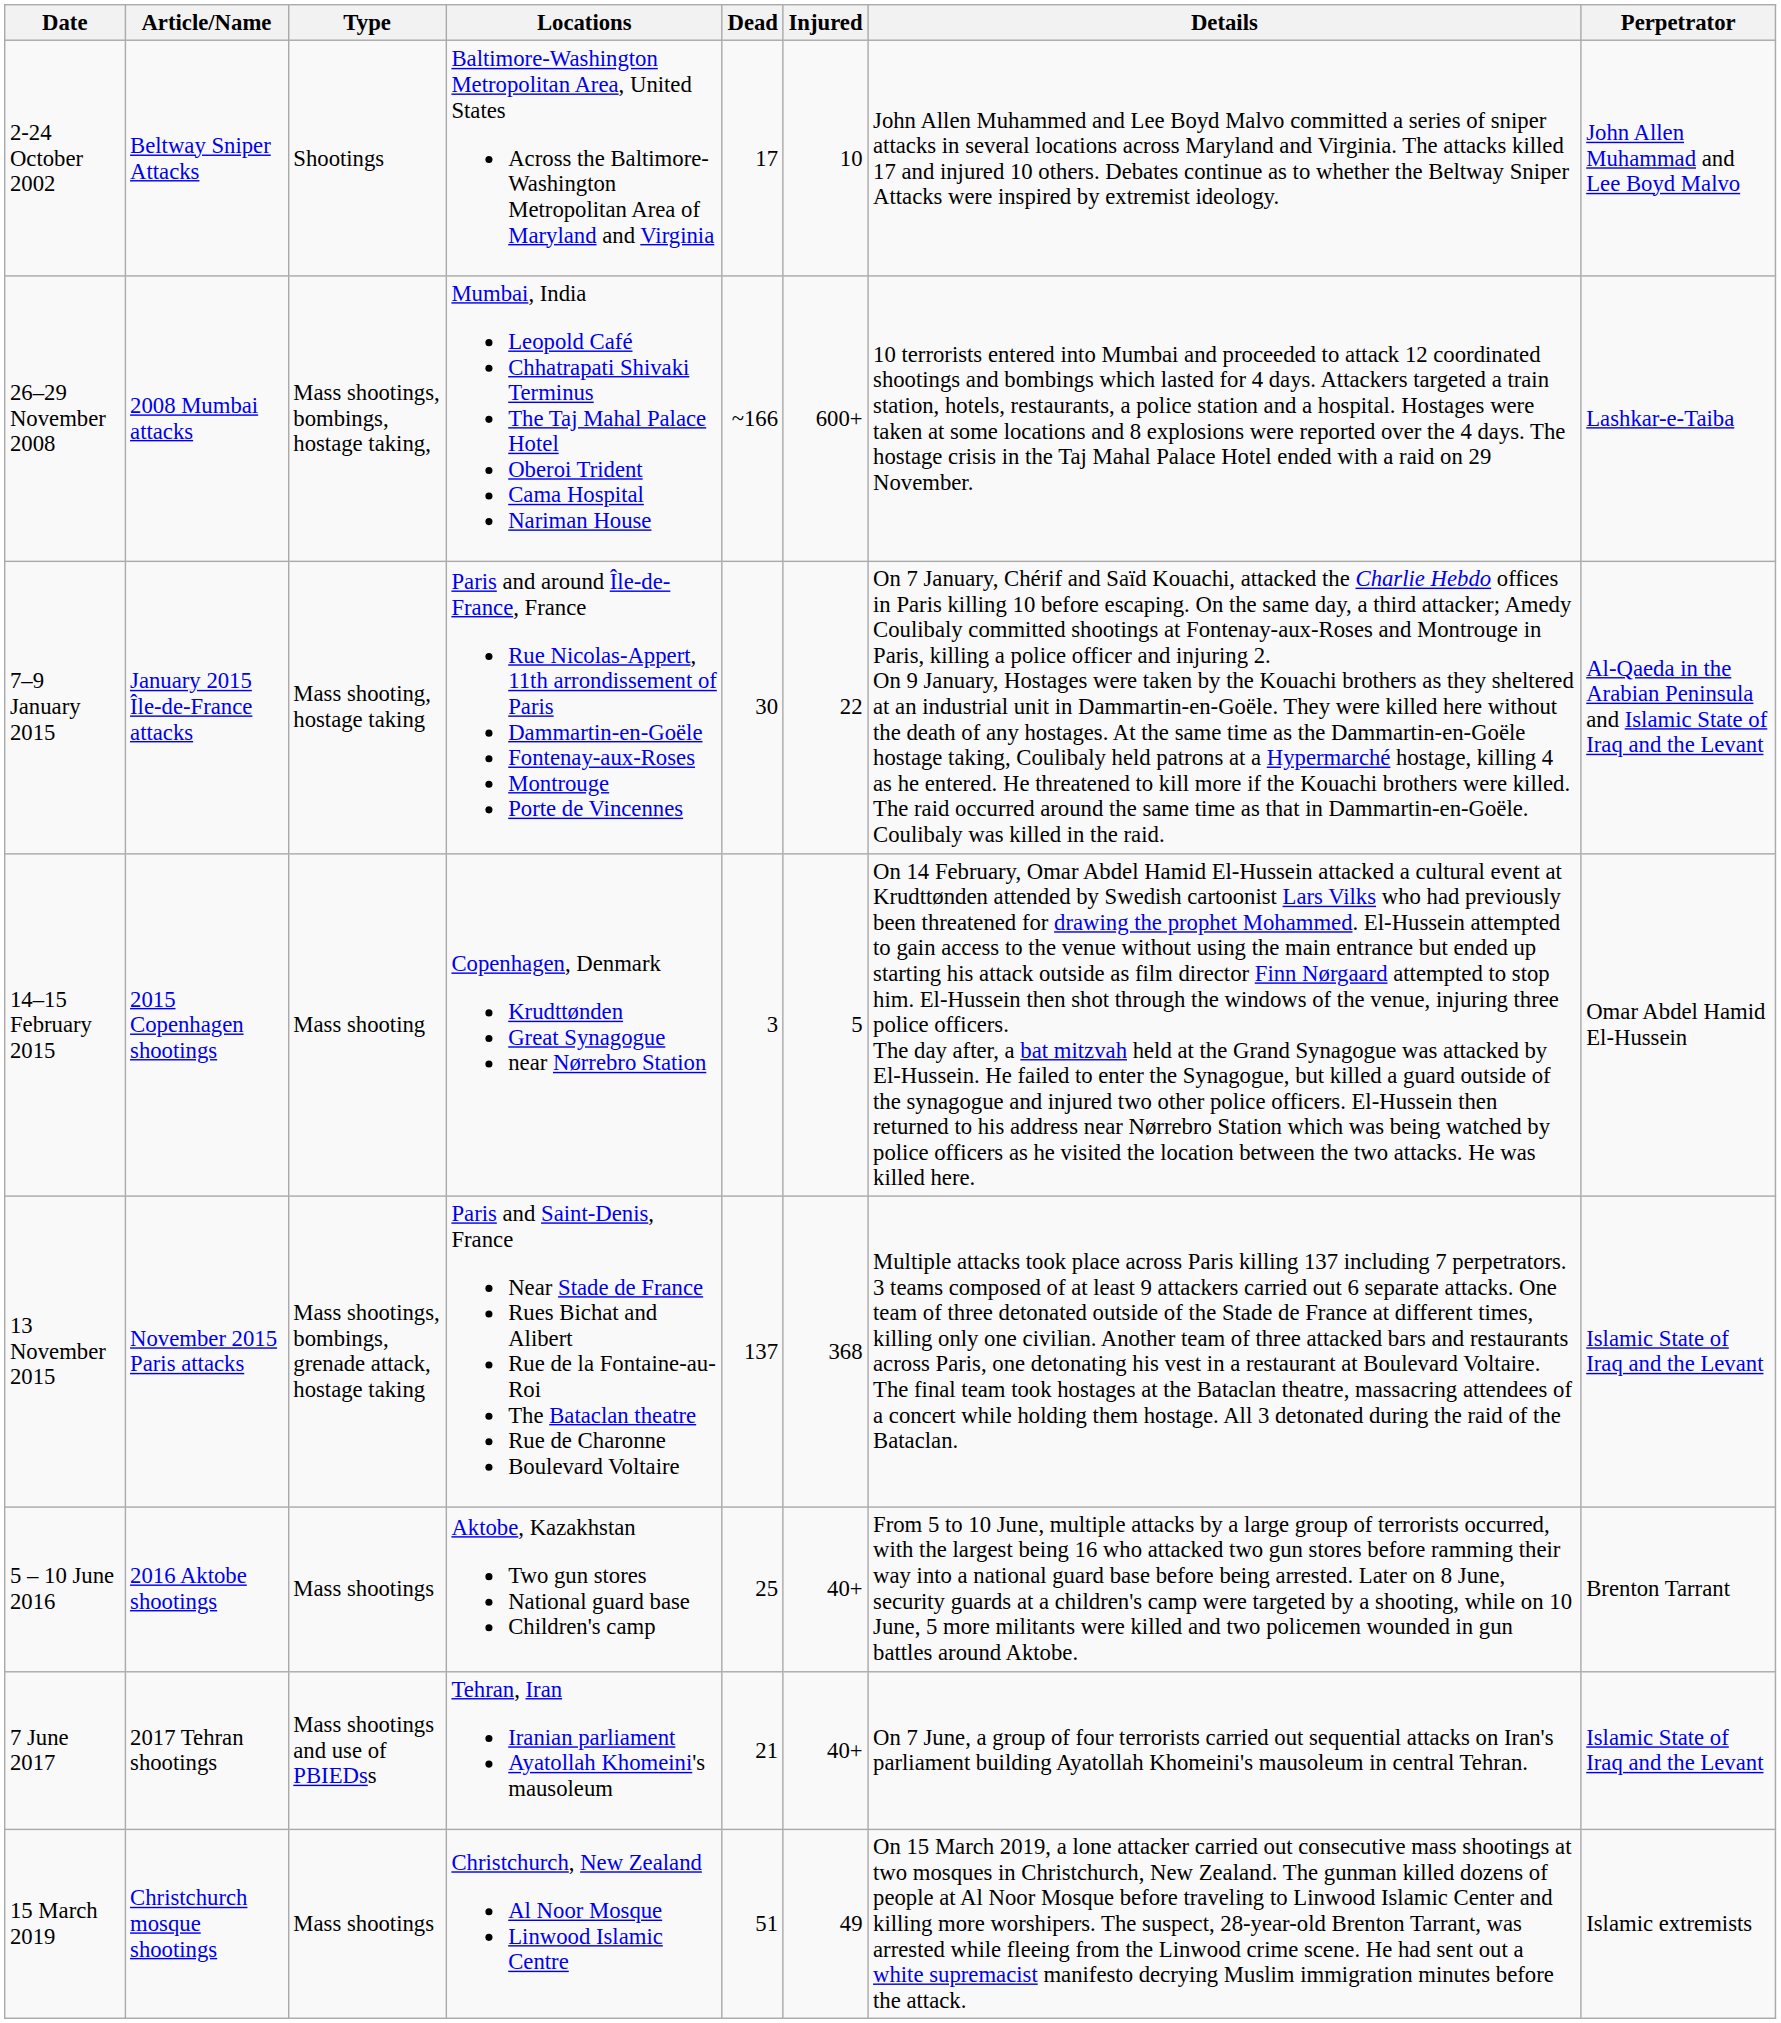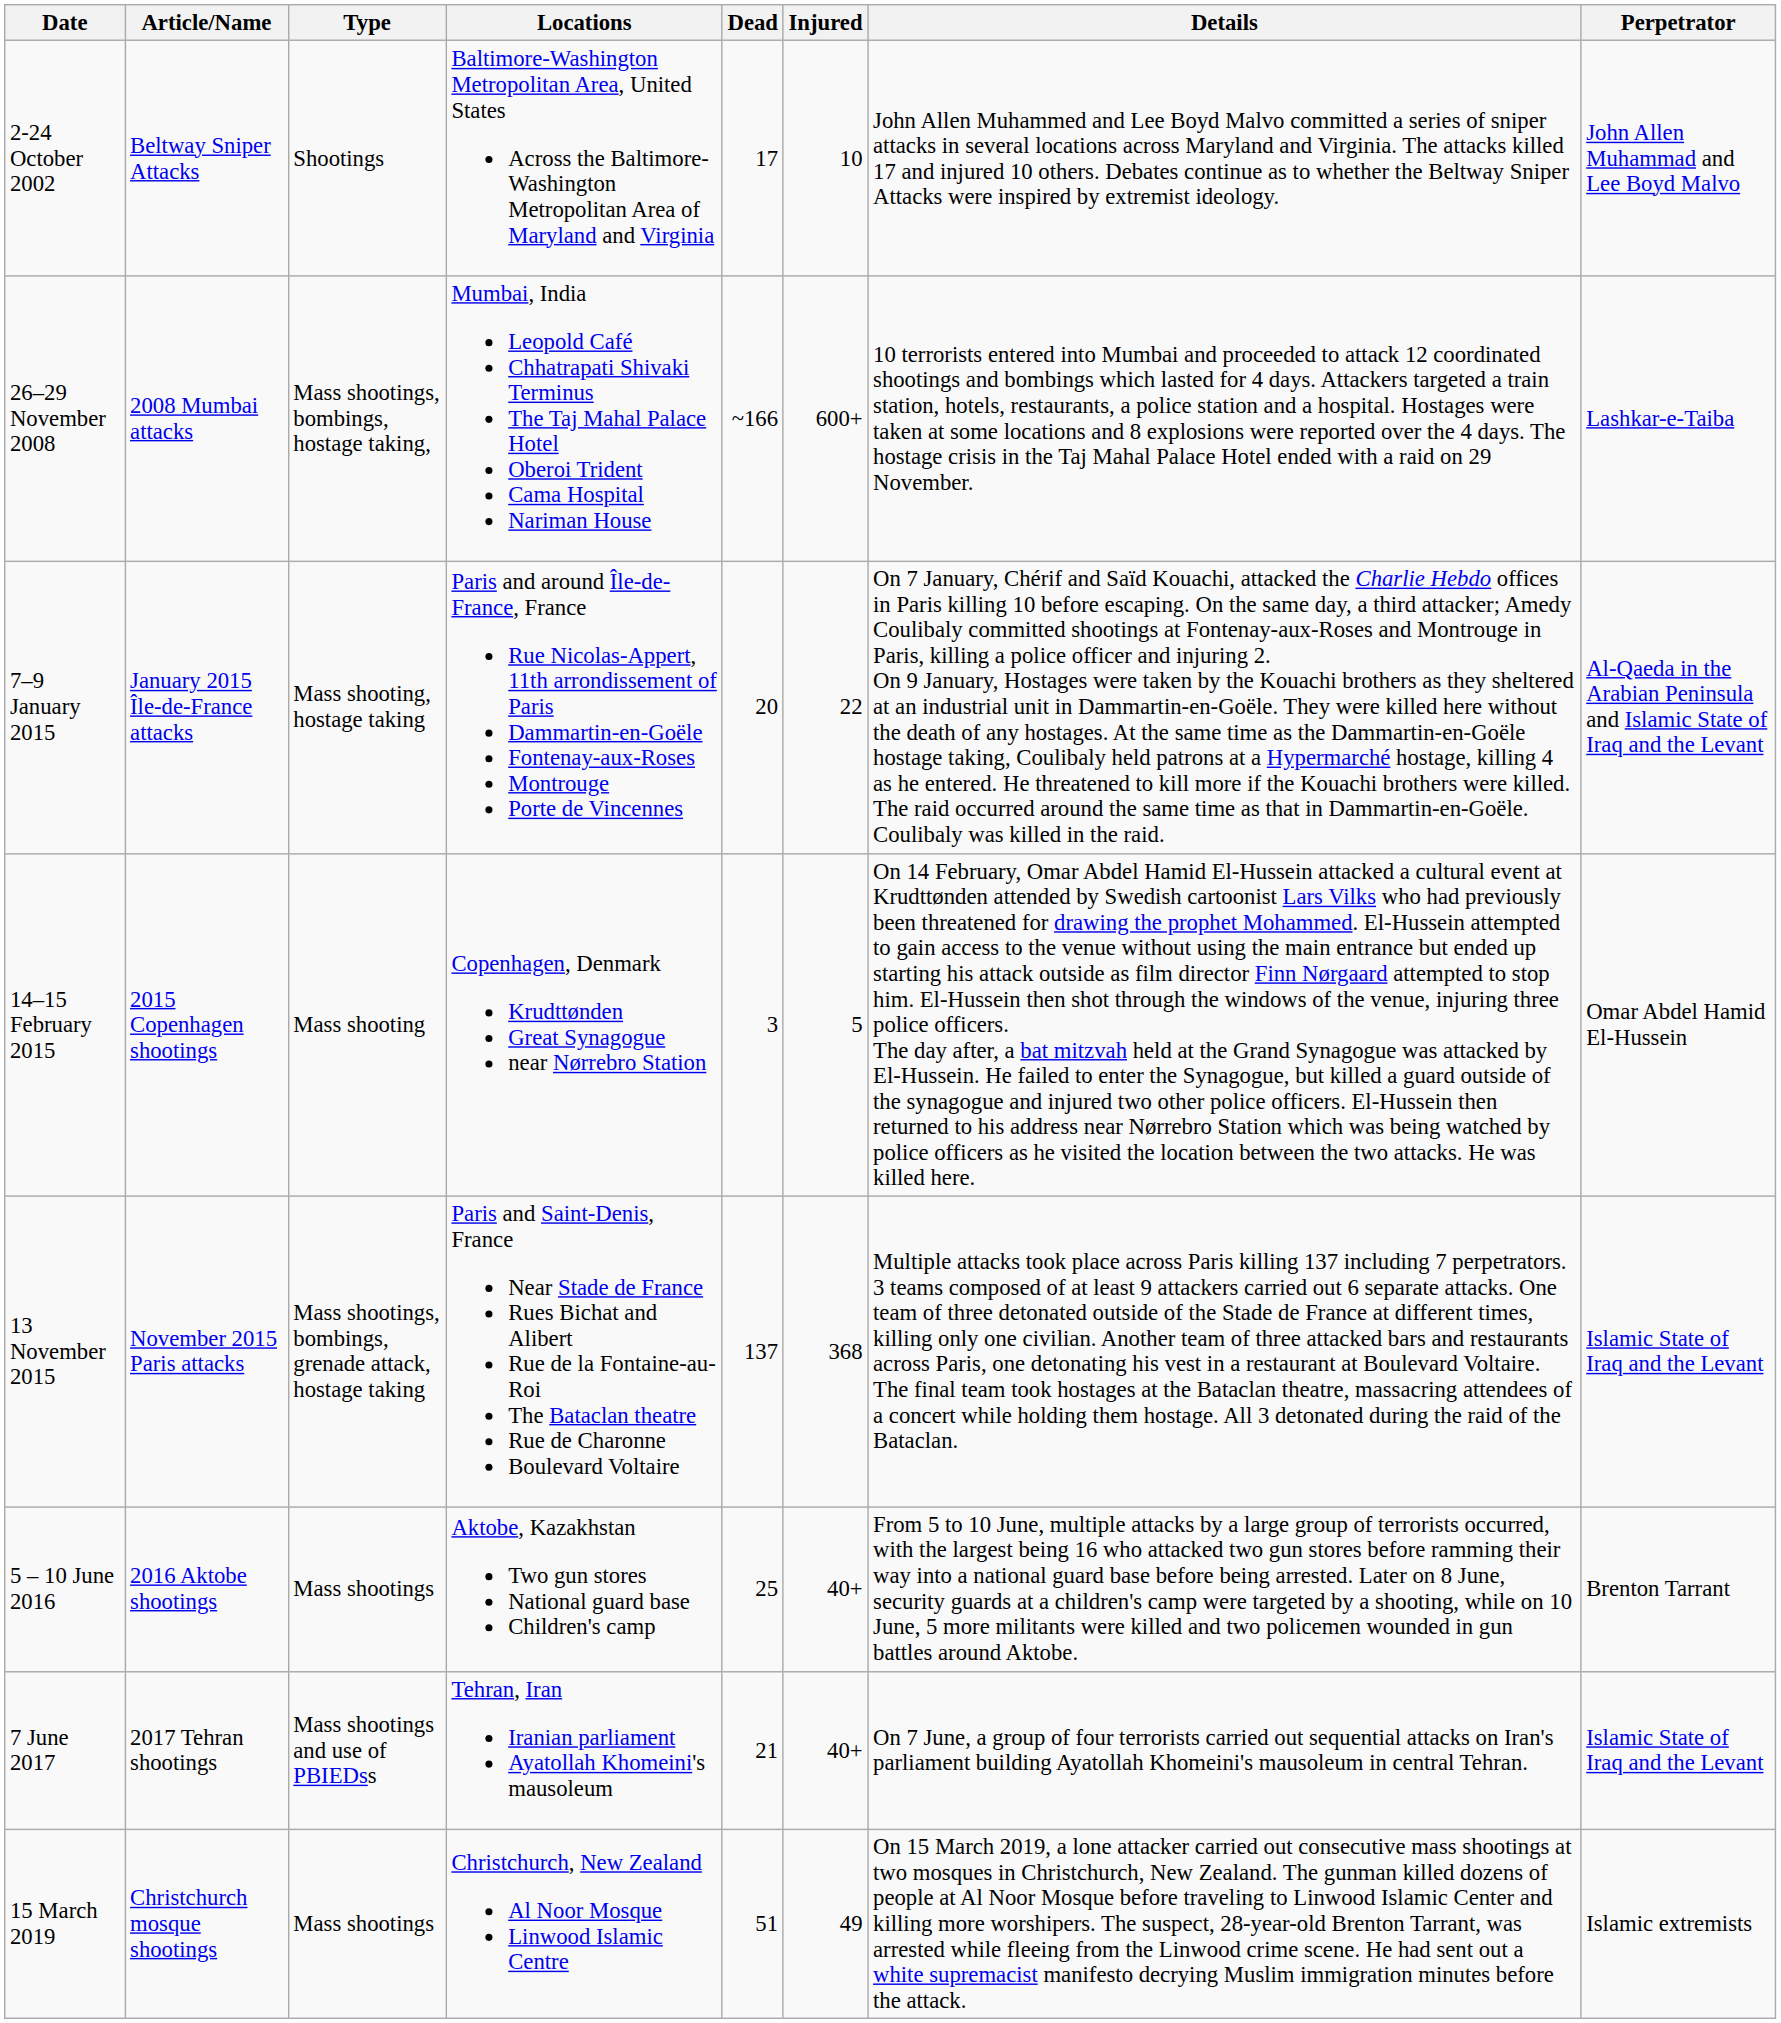(767, 707) 30 -> (767, 707) 20
